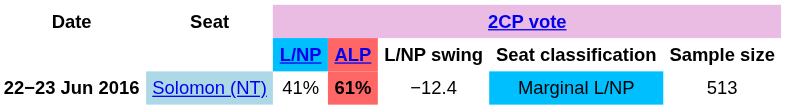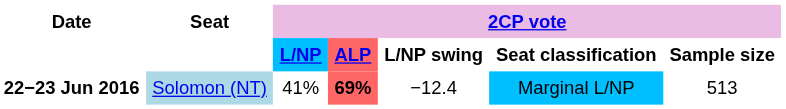(353, 88) 61% -> (353, 88) 69%
